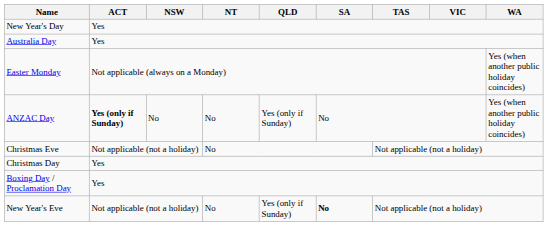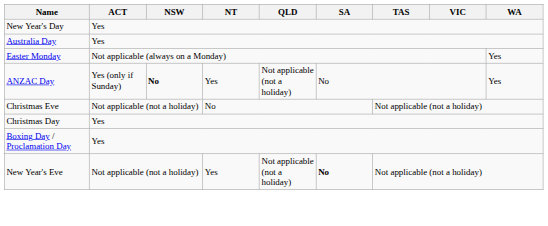(514, 72) Yes (when another public holiday coincides) -> (495, 56) Yes
(112, 118) bold -> (112, 81) normal
(154, 118) normal -> (154, 81) bold
(210, 118) No -> (211, 81) Yes
(282, 118) Yes (only if Sunday) -> (288, 81) Not applicable (not a holiday)
(514, 118) Yes (when another public holiday coincides) -> (495, 81) Yes
(210, 209) No -> (211, 172) Yes
(282, 209) Yes (only if Sunday) -> (288, 172) Not applicable (not a holiday)
